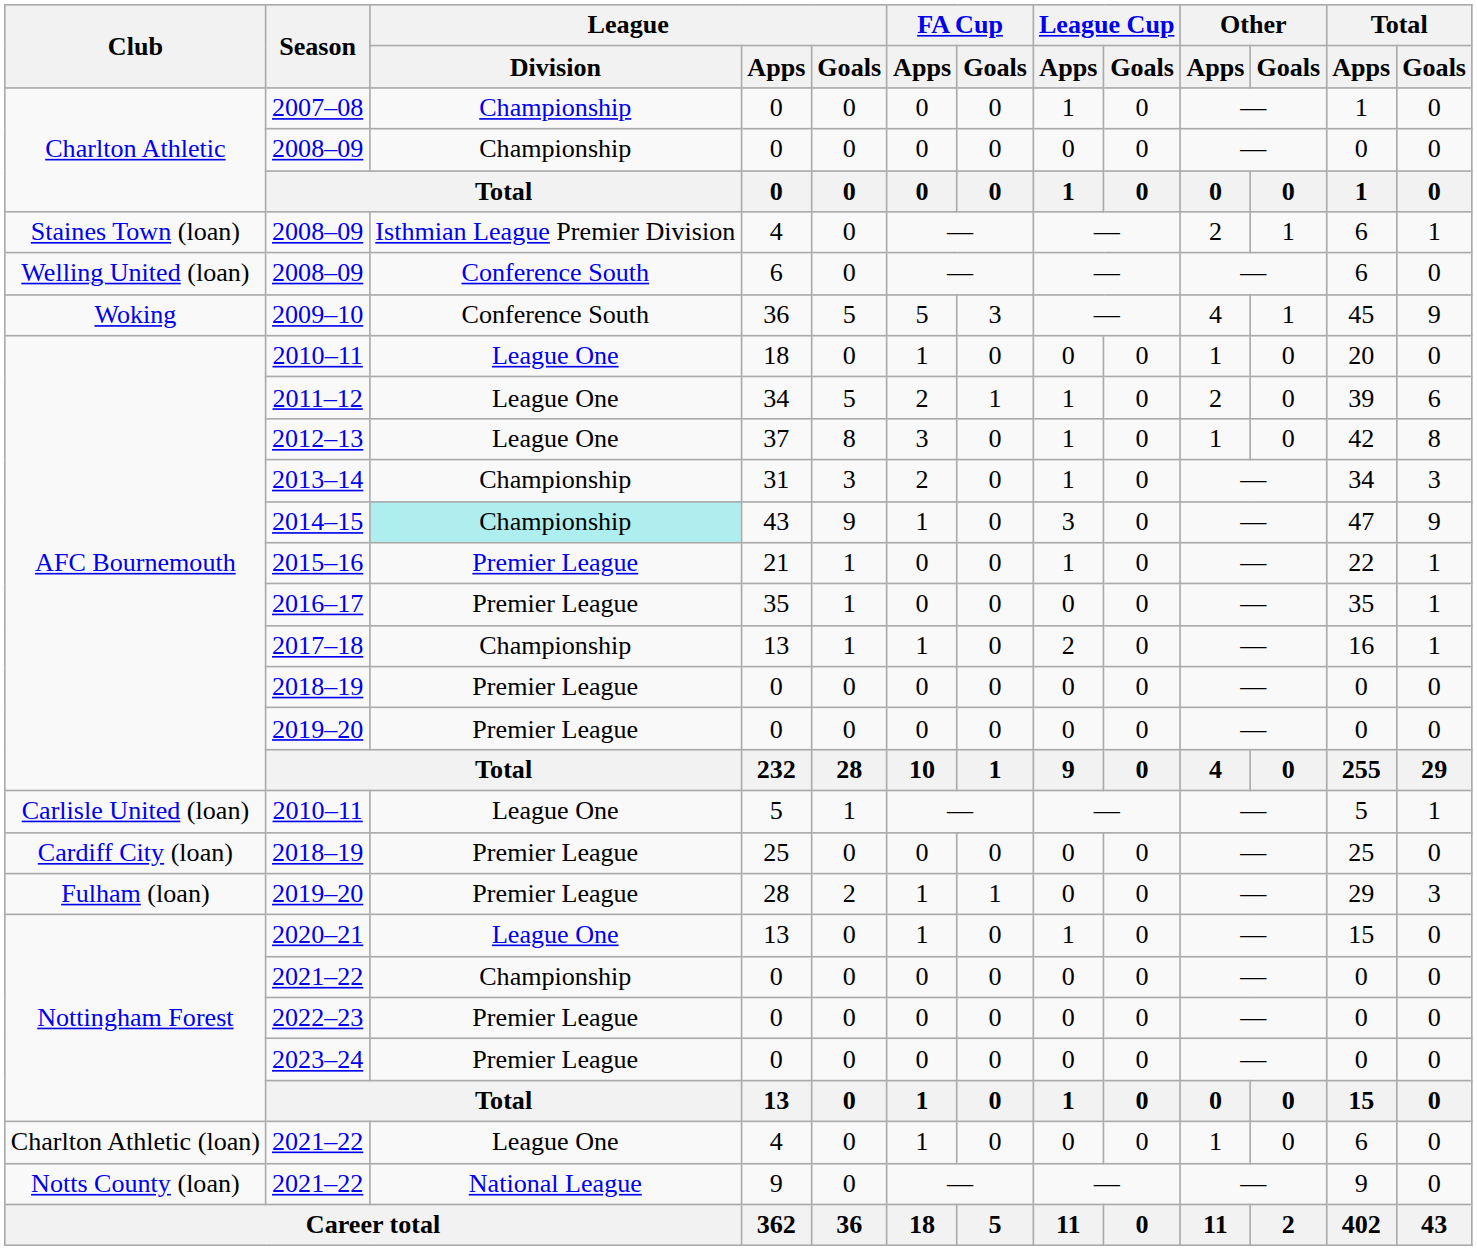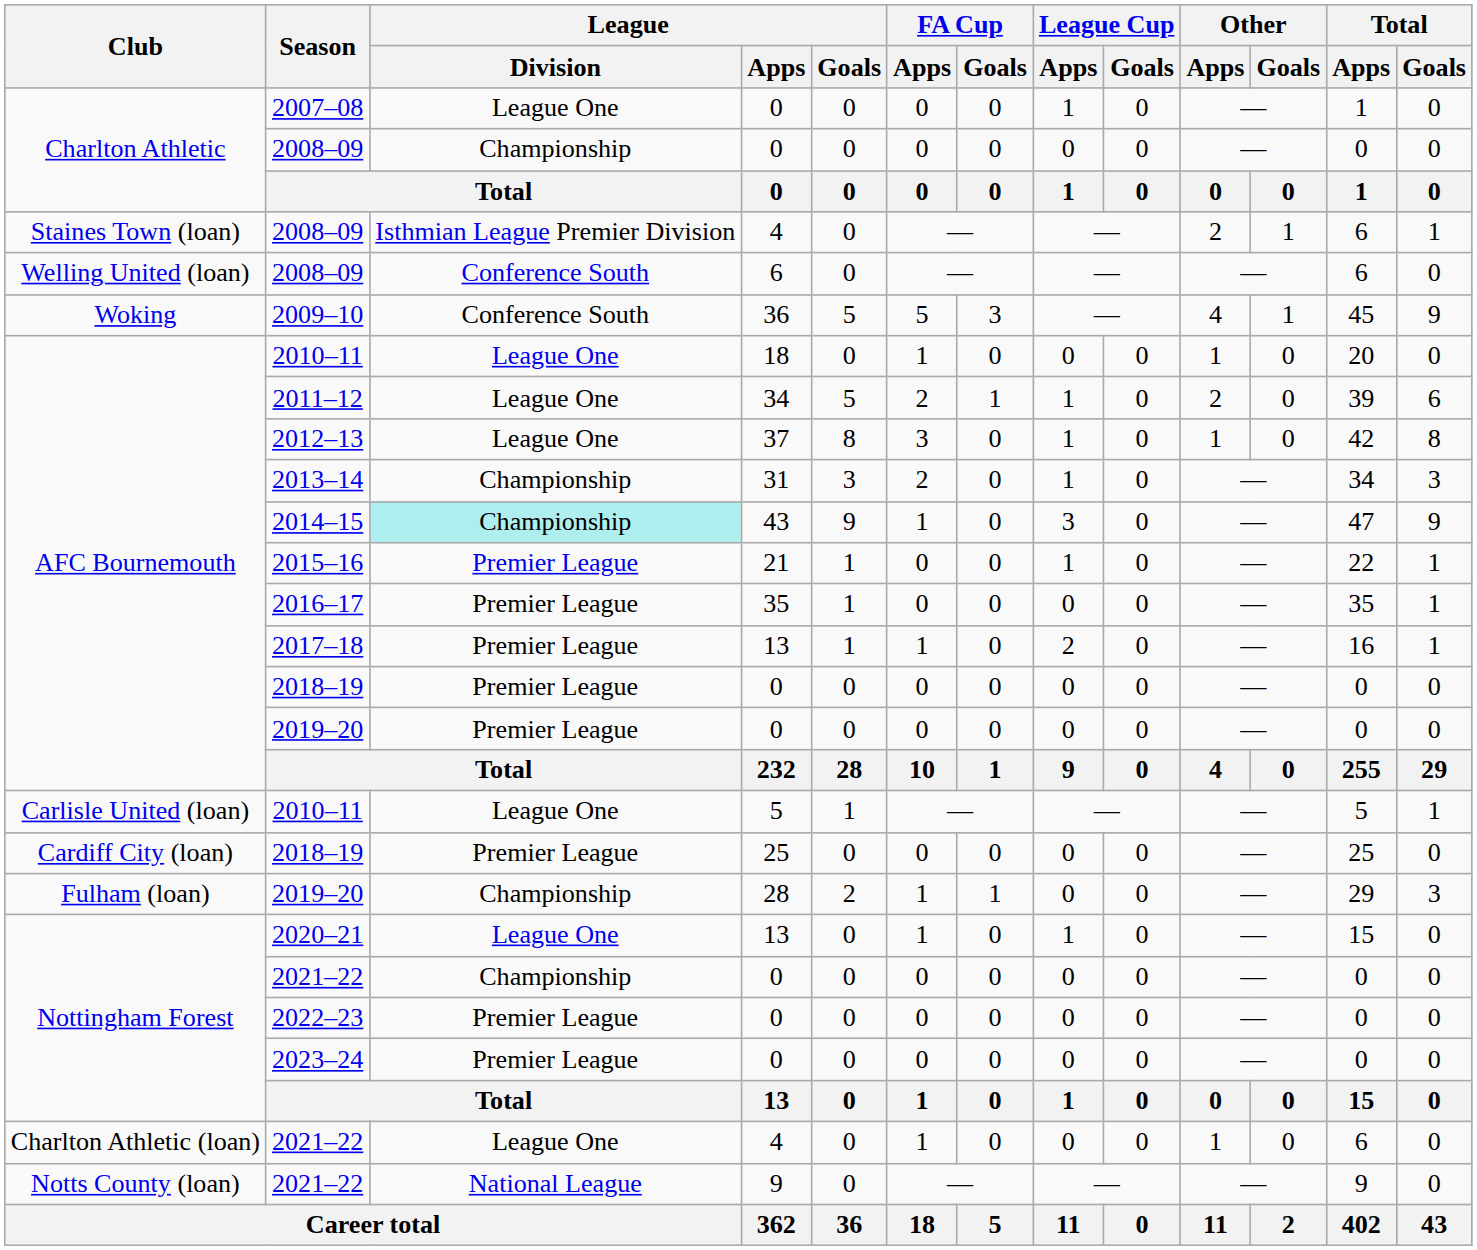(555, 107) Championship -> (555, 107) League One
(555, 645) Championship -> (555, 645) Premier League
(555, 893) Premier League -> (555, 893) Championship
